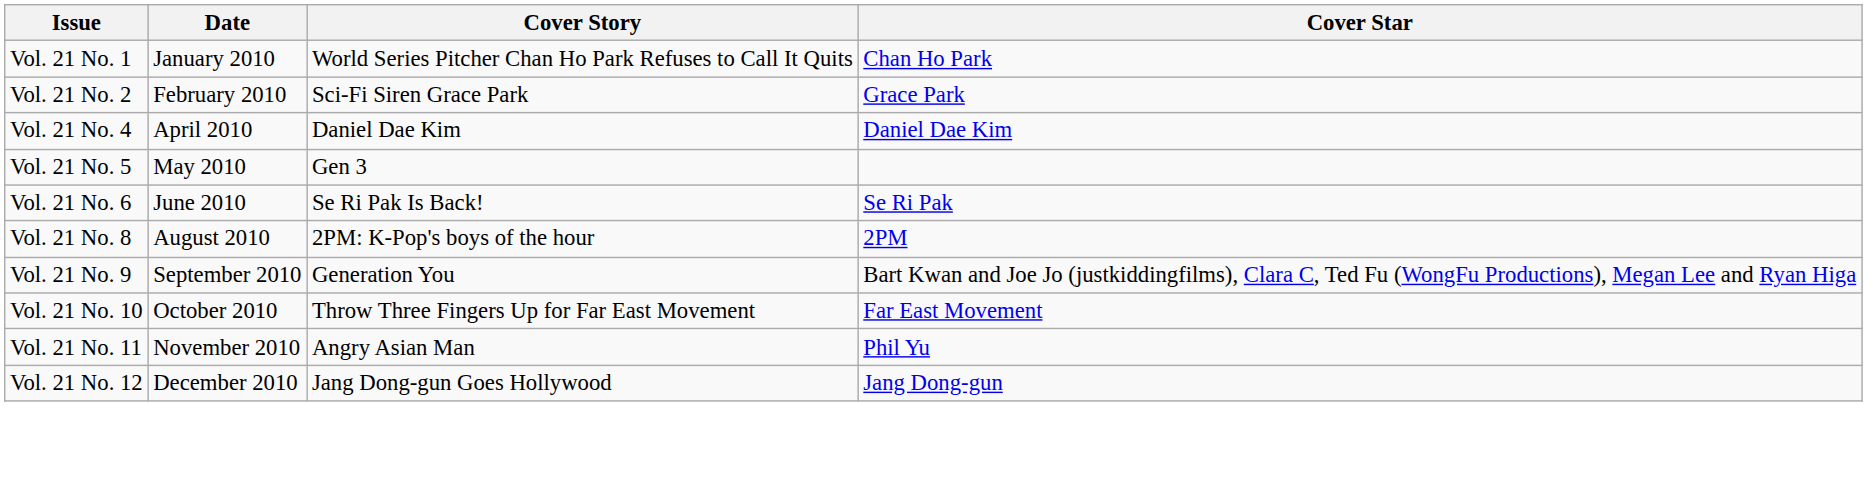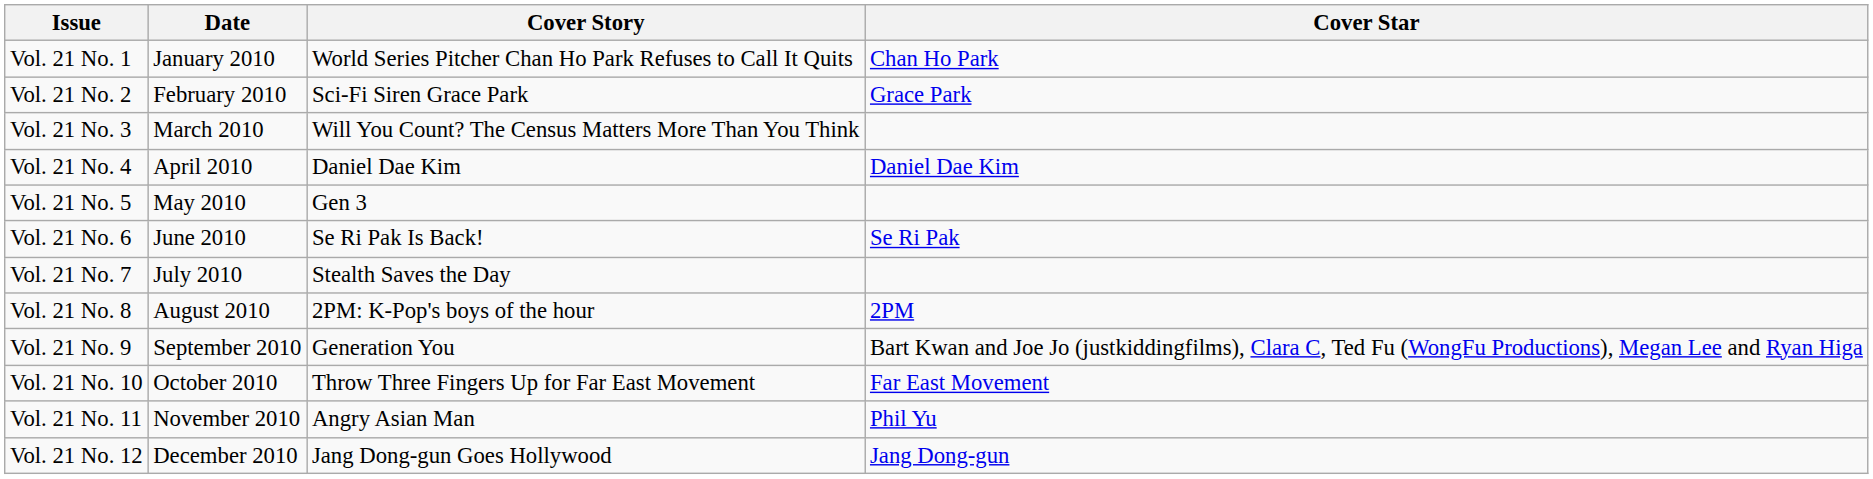+ row: (71, 130)
+ row: (71, 274)
